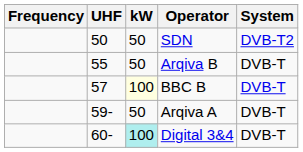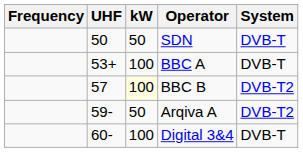(267, 40) DVB-T2 -> (263, 40) DVB-T
+ row: (183, 64)
- row: (189, 64)
(263, 87) DVB-T -> (267, 87) DVB-T2
(263, 111) DVB-T -> (267, 111) DVB-T2
(141, 135) paleturquoise background -> (141, 135) no background
